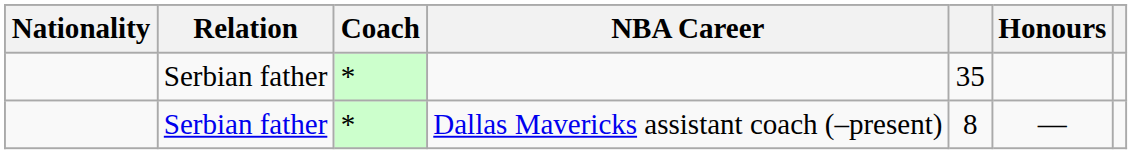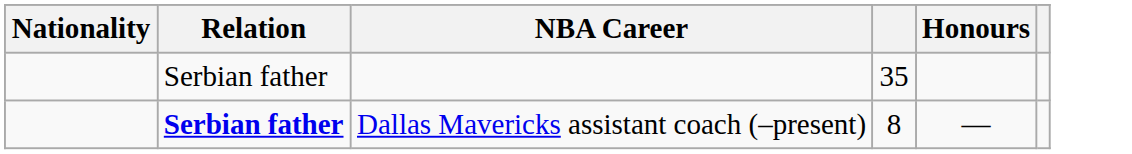- column: (380, 28)
(246, 124) normal -> (254, 124) bold
